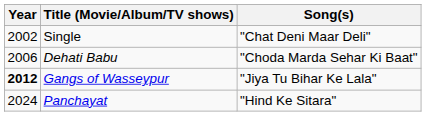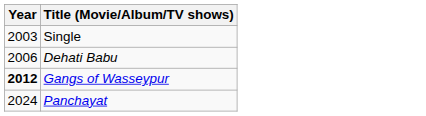- column: (329, 15)
(22, 36) 2002 -> (22, 36) 2003
